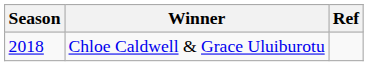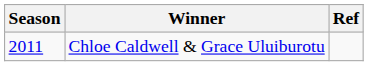(26, 46) 2018 -> (26, 46) 2011
